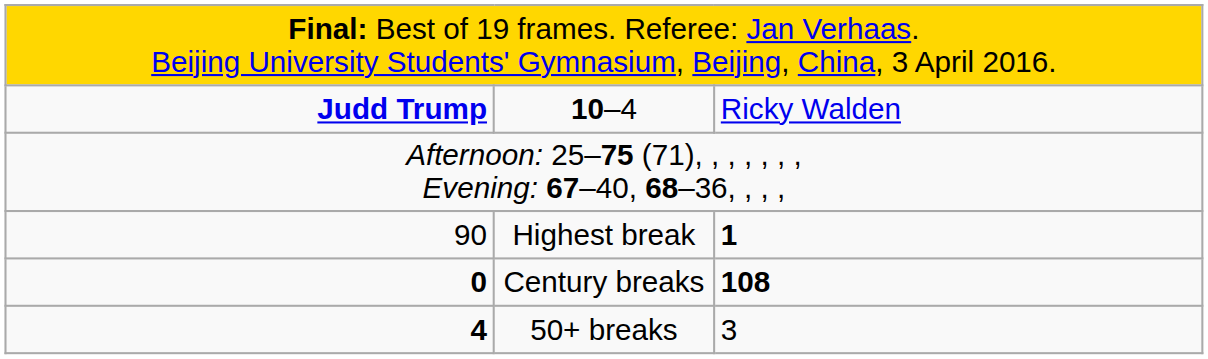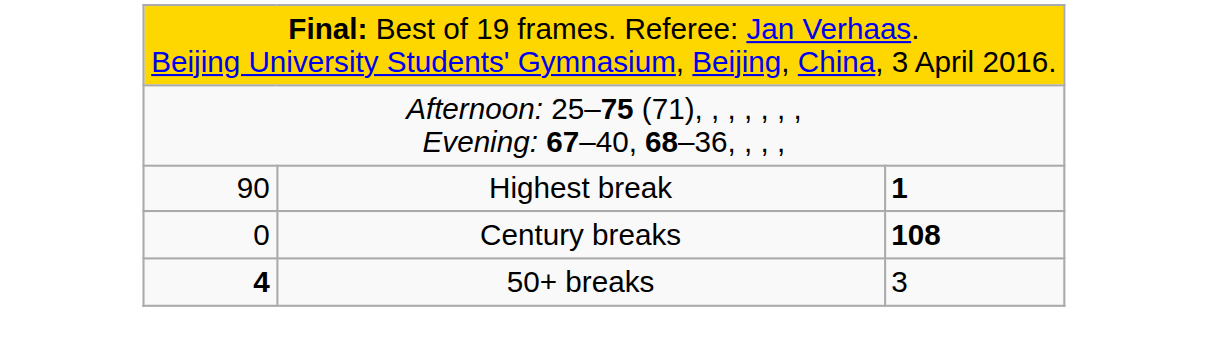- row: (604, 109)
(479, 282) bold -> (262, 235) normal
